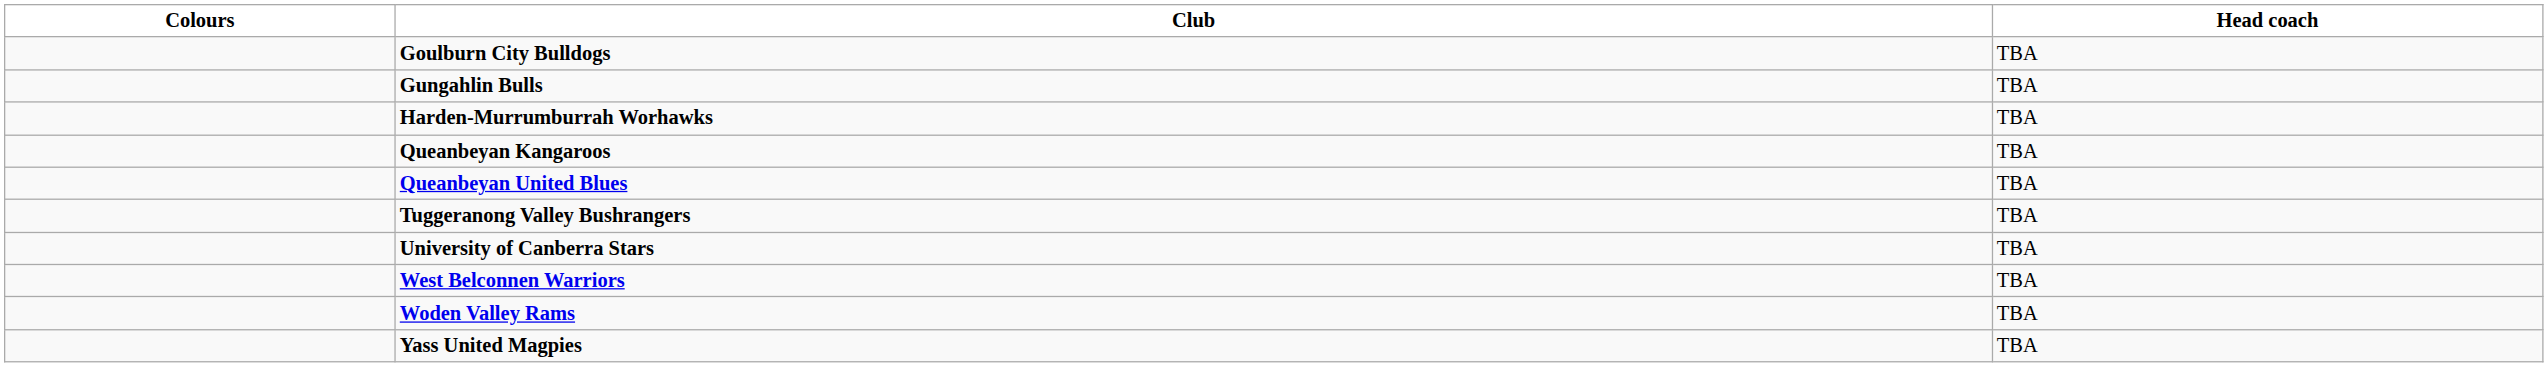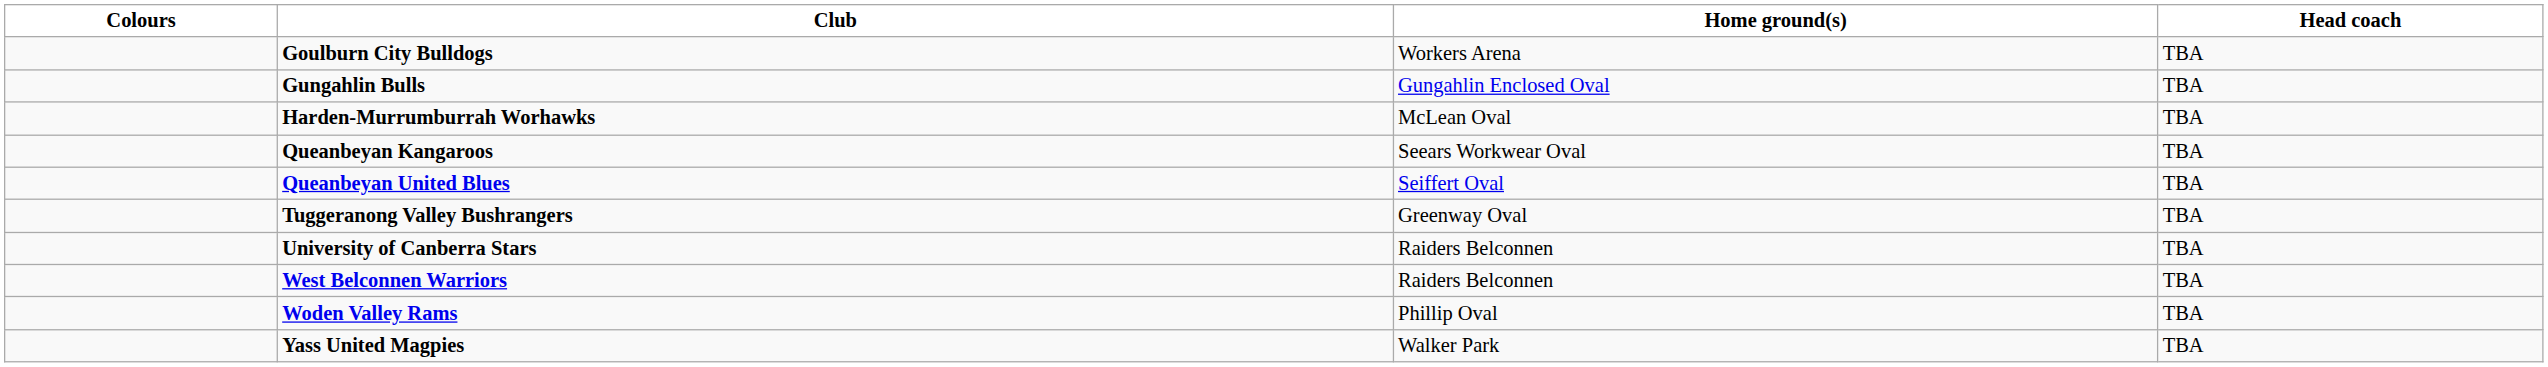+ column: (1776, 20)
